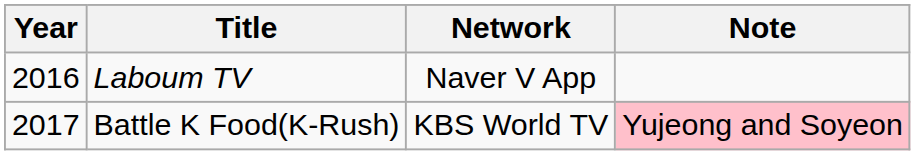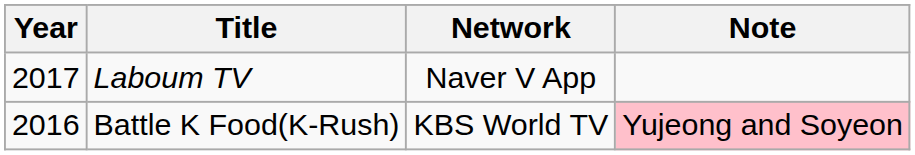(46, 76) 2016 -> (46, 76) 2017
(46, 125) 2017 -> (46, 125) 2016
